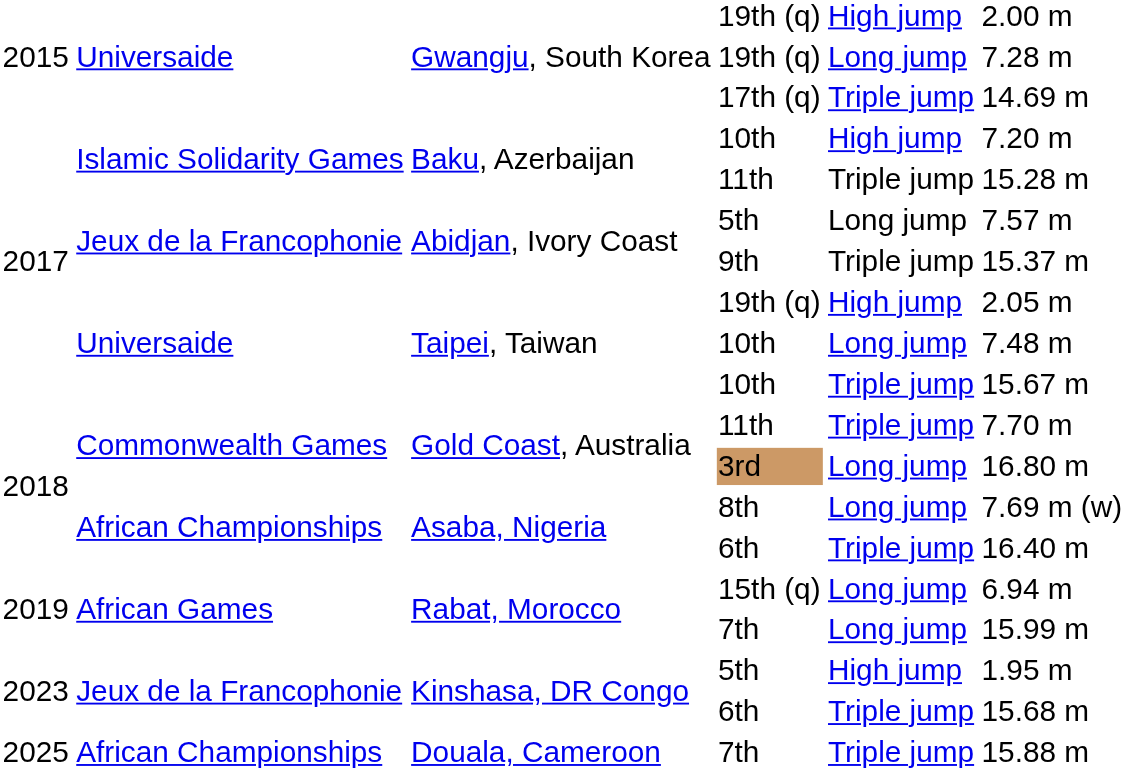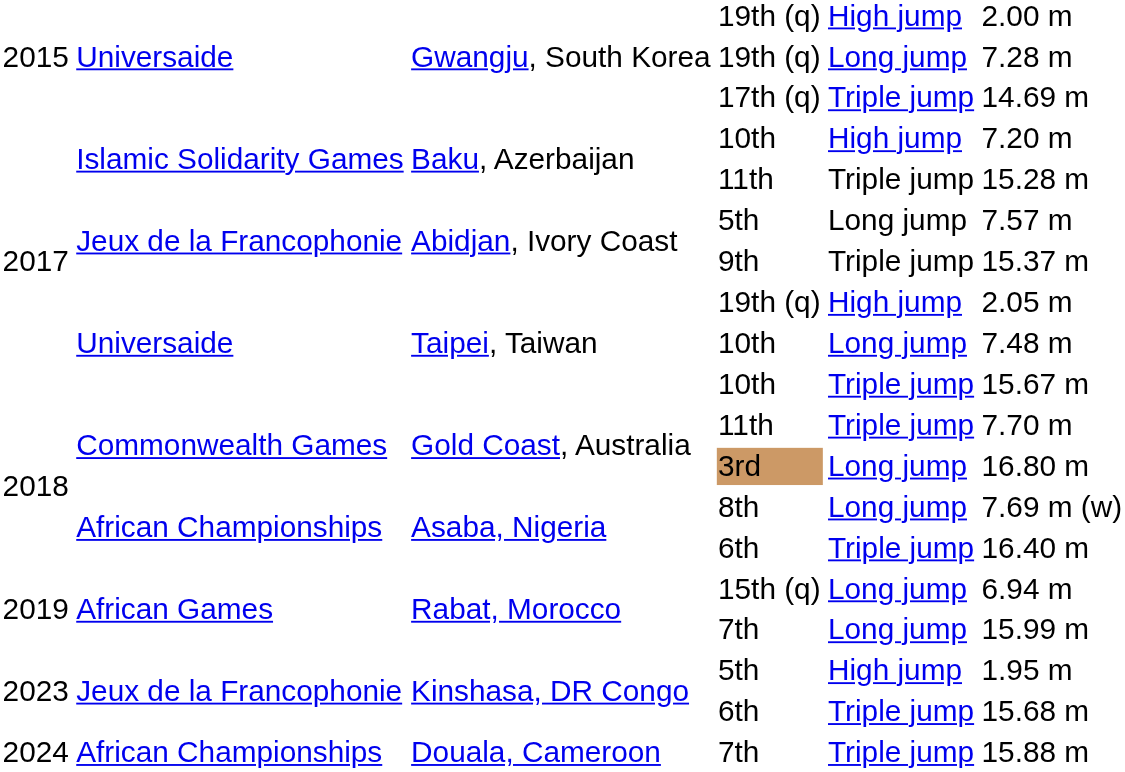(36, 752) 2025 -> (36, 752) 2024
